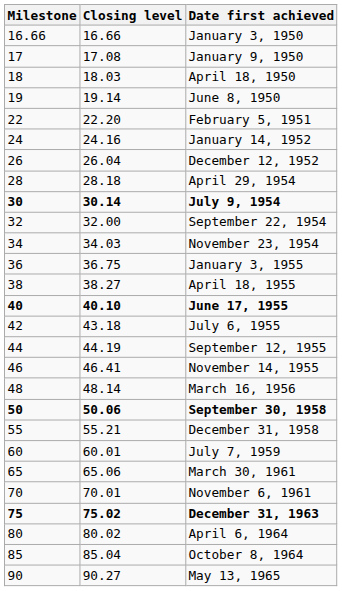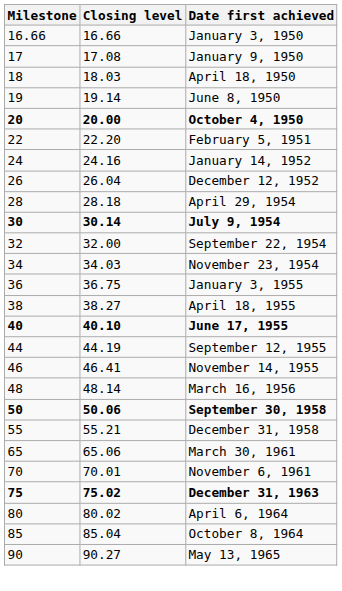+ row: (246, 119)
- row: (234, 326)
- row: (234, 451)
